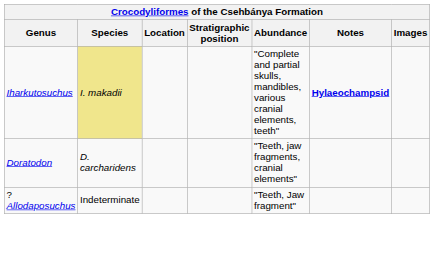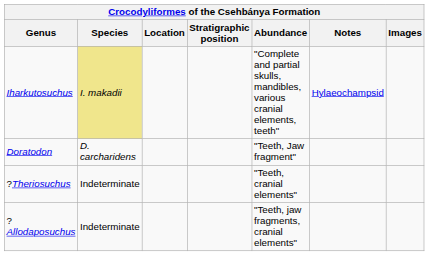(350, 92) bold -> (348, 92) normal
(278, 162) "Teeth, jaw fragments, cranial elements" -> (279, 152) "Teeth, Jaw fragment"
+ row: (39, 183)
(279, 200) "Teeth, Jaw fragment" -> (278, 226) "Teeth, jaw fragments, cranial elements"
